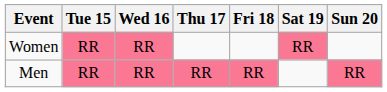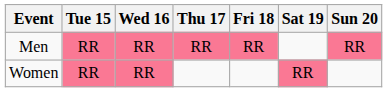rows swapped: (34, 73) <-> (34, 46)
